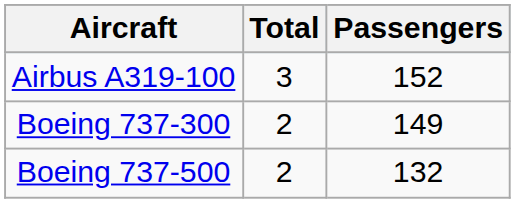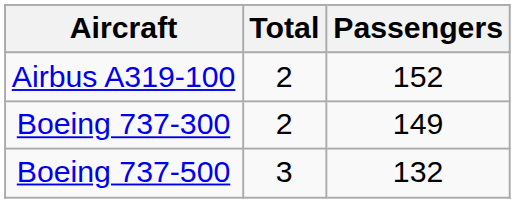(284, 76) 3 -> (284, 76) 2
(284, 172) 2 -> (284, 172) 3
